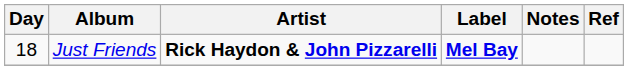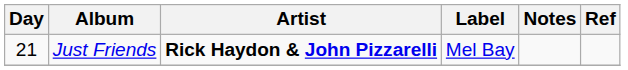(26, 49) 18 -> (26, 49) 21
(482, 49) bold -> (480, 49) normal
